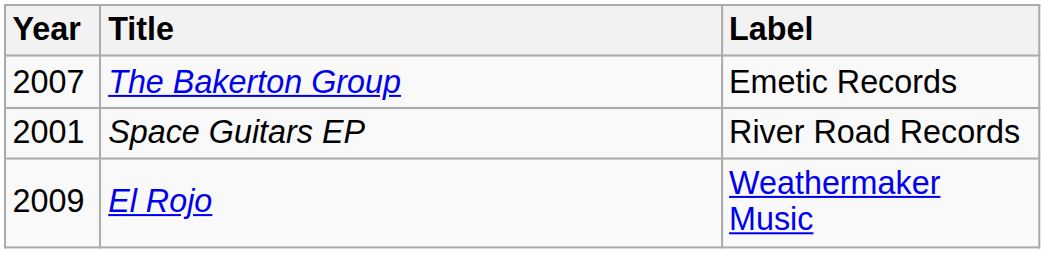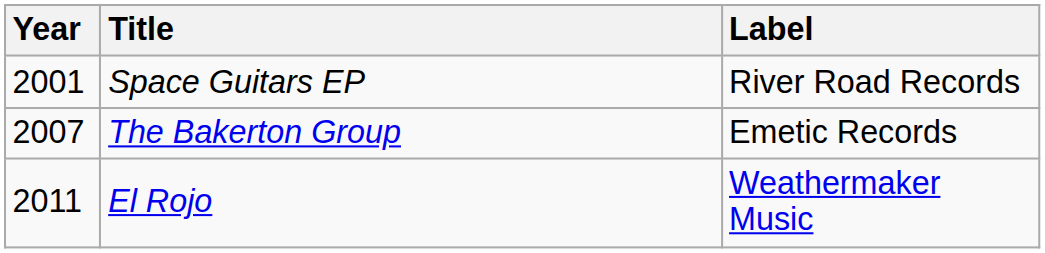rows swapped: (237, 132) <-> (255, 81)
(48, 202) 2009 -> (47, 202) 2011
